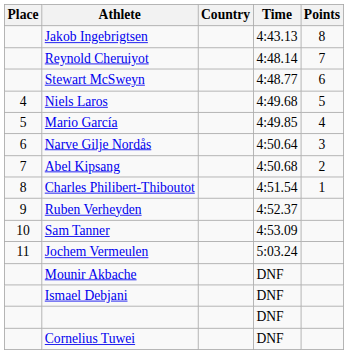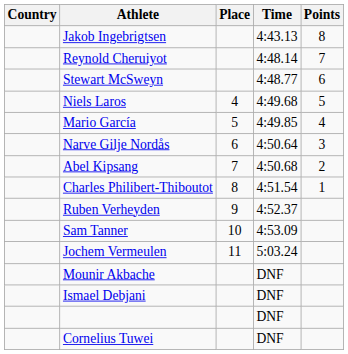columns swapped: (23, 15) <-> (226, 15)
